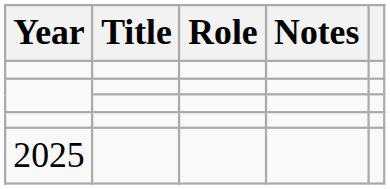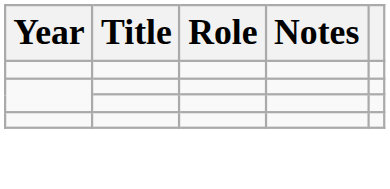- row: (49, 155)
